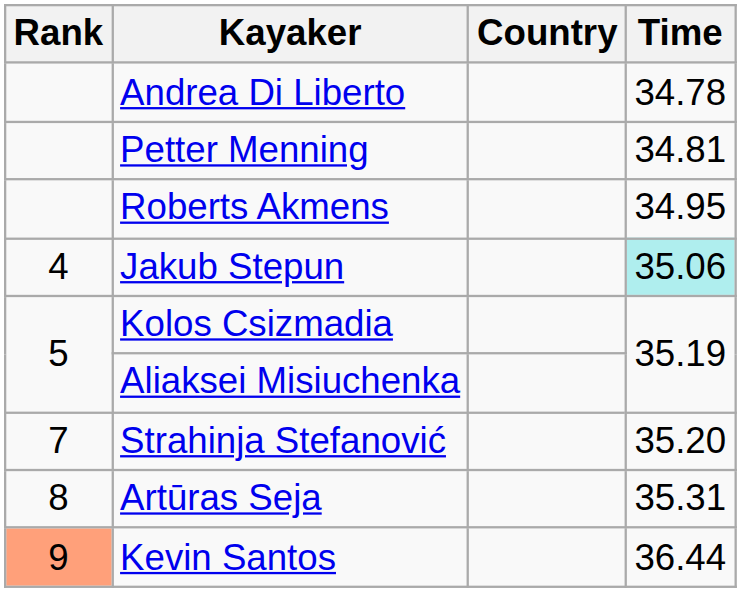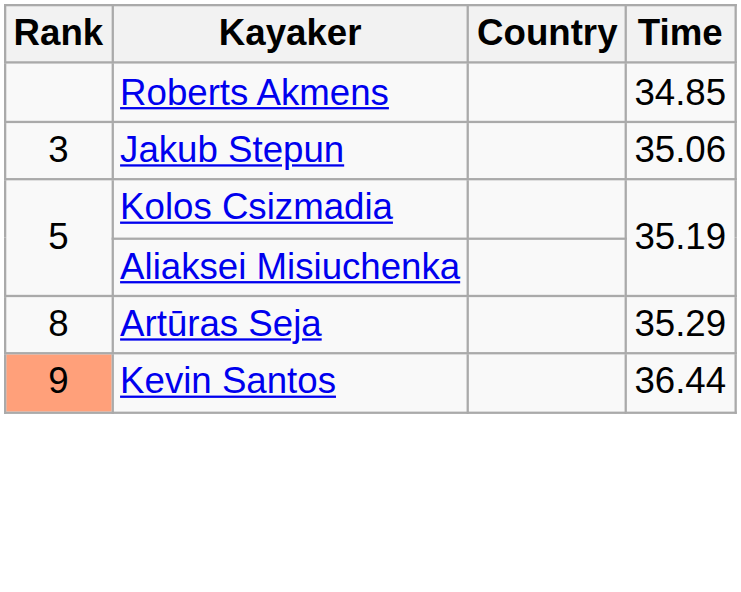- row: (263, 91)
- row: (244, 149)
(680, 207) 34.95 -> (680, 91) 34.85
(58, 265) 4 -> (58, 149) 3
(680, 265) paleturquoise background -> (680, 149) no background
- row: (283, 440)
(680, 498) 35.31 -> (680, 324) 35.29
